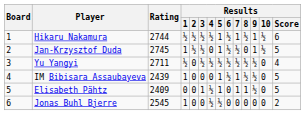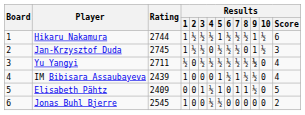(185, 37) ½ -> (185, 37) 1
(237, 37) 1 -> (237, 37) ½
(220, 50) 1 -> (220, 50) ½
(277, 50) 5 -> (277, 50) 3
(255, 63) normal -> (255, 63) bold
(277, 77) 5 -> (277, 77) 4
